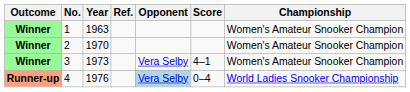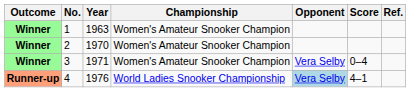columns swapped: (315, 12) <-> (123, 12)
(97, 62) 1973 -> (97, 62) 1971
(202, 62) 4–1 -> (359, 62) 0–4
(202, 78) 0–4 -> (359, 78) 4–1
